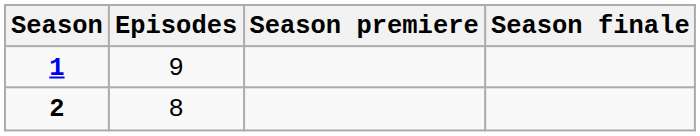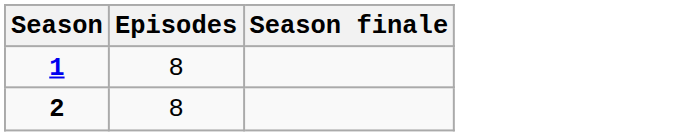- column: (364, 26)
(176, 67) 9 -> (176, 67) 8
